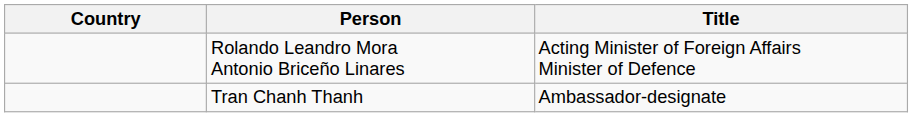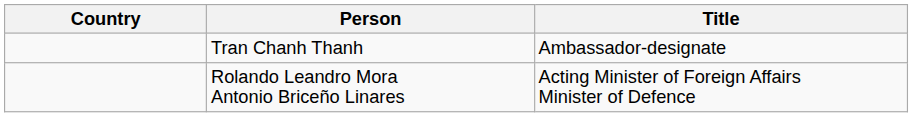rows swapped: (308, 58) <-> (287, 97)
